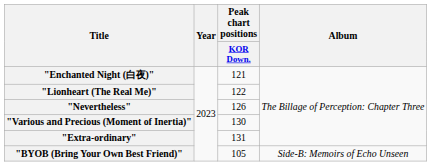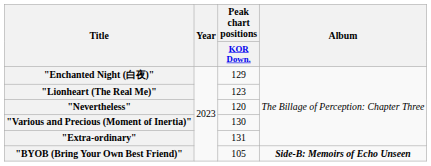(239, 75) 121 -> (239, 75) 129
(239, 91) 122 -> (239, 91) 123
(239, 107) 126 -> (239, 107) 120
(343, 153) normal -> (343, 153) bold
